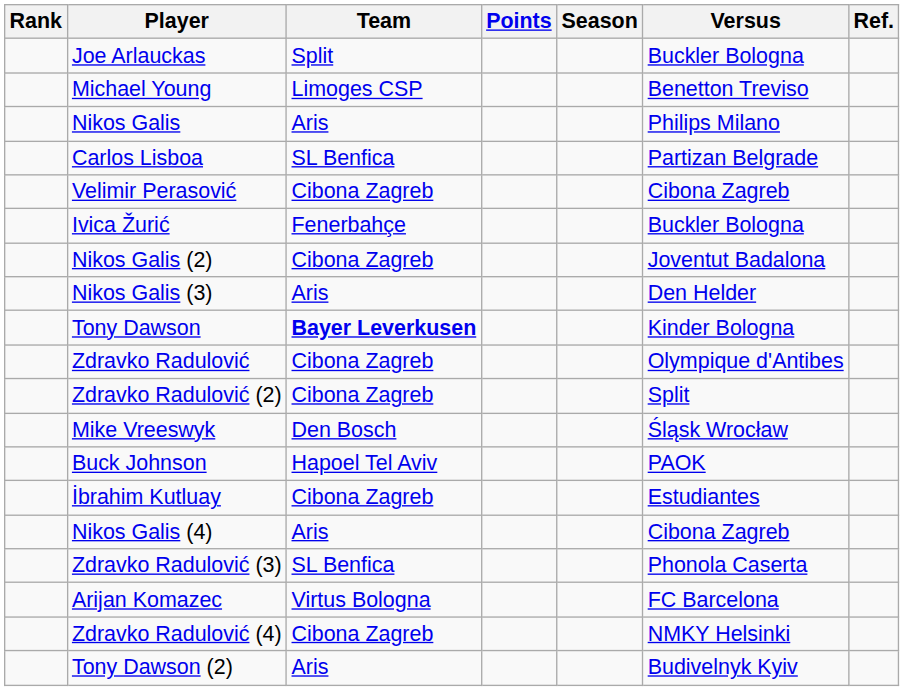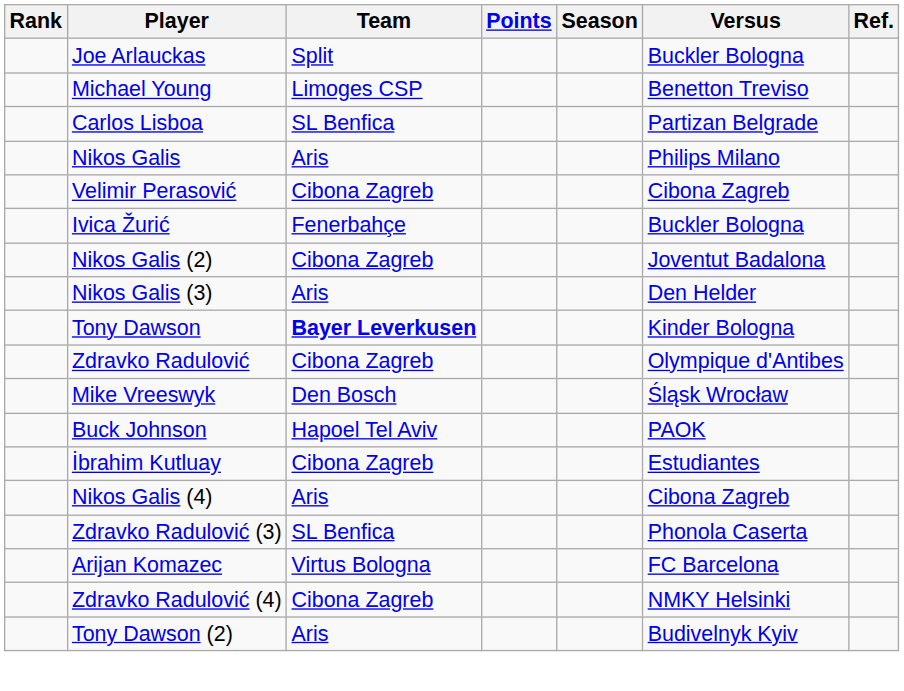rows swapped: (126, 123) <-> (137, 157)
- row: (177, 395)
